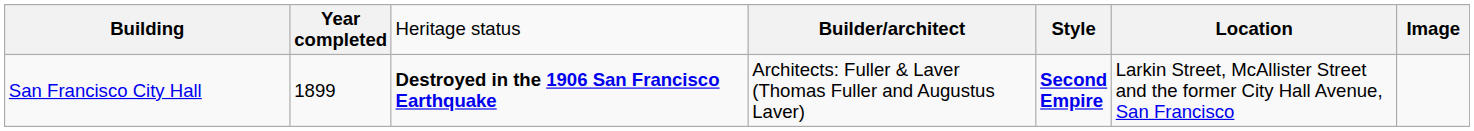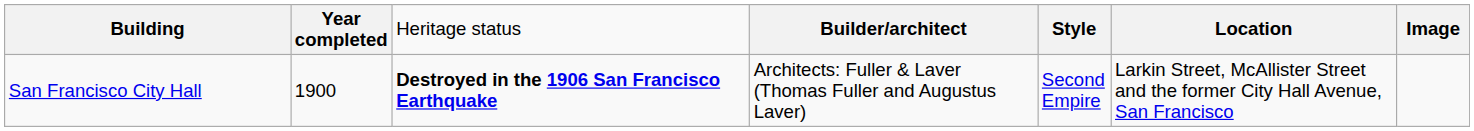(315, 90) 1899 -> (315, 90) 1900
(1074, 90) bold -> (1073, 90) normal
